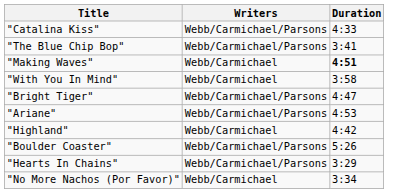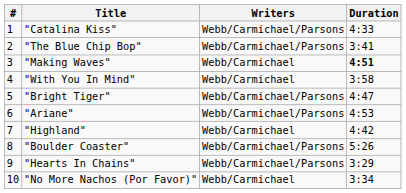+ column: (13, 13)
